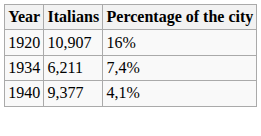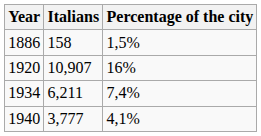+ row: (24, 42)
(66, 93) 9,377 -> (66, 118) 3,777
